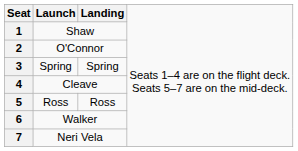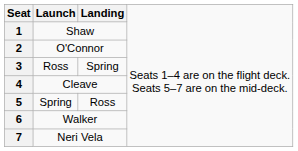(56, 66) Spring -> (56, 66) Ross
(56, 102) Ross -> (56, 102) Spring
